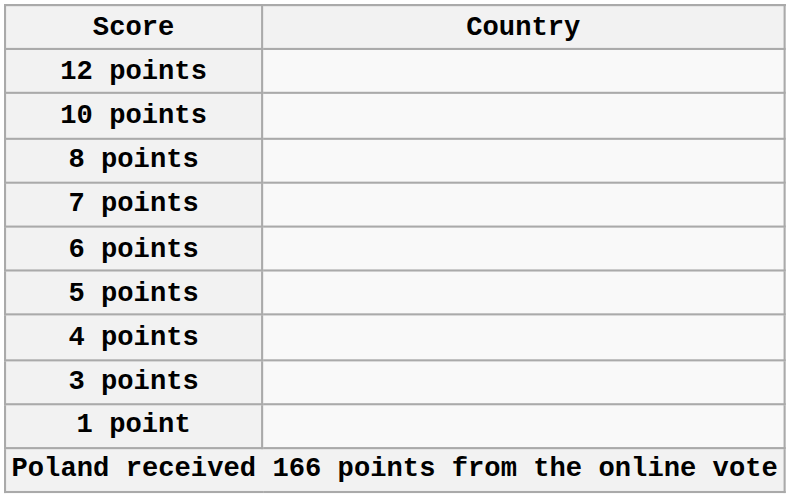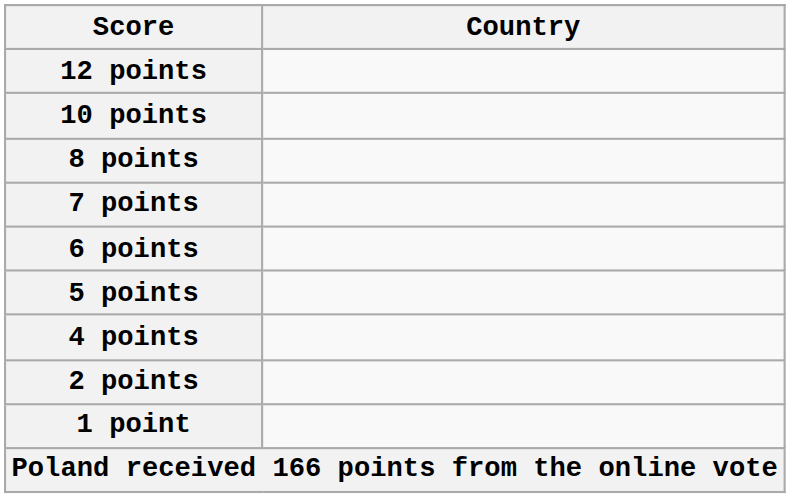- row: (134, 381)
+ row: (134, 381)
